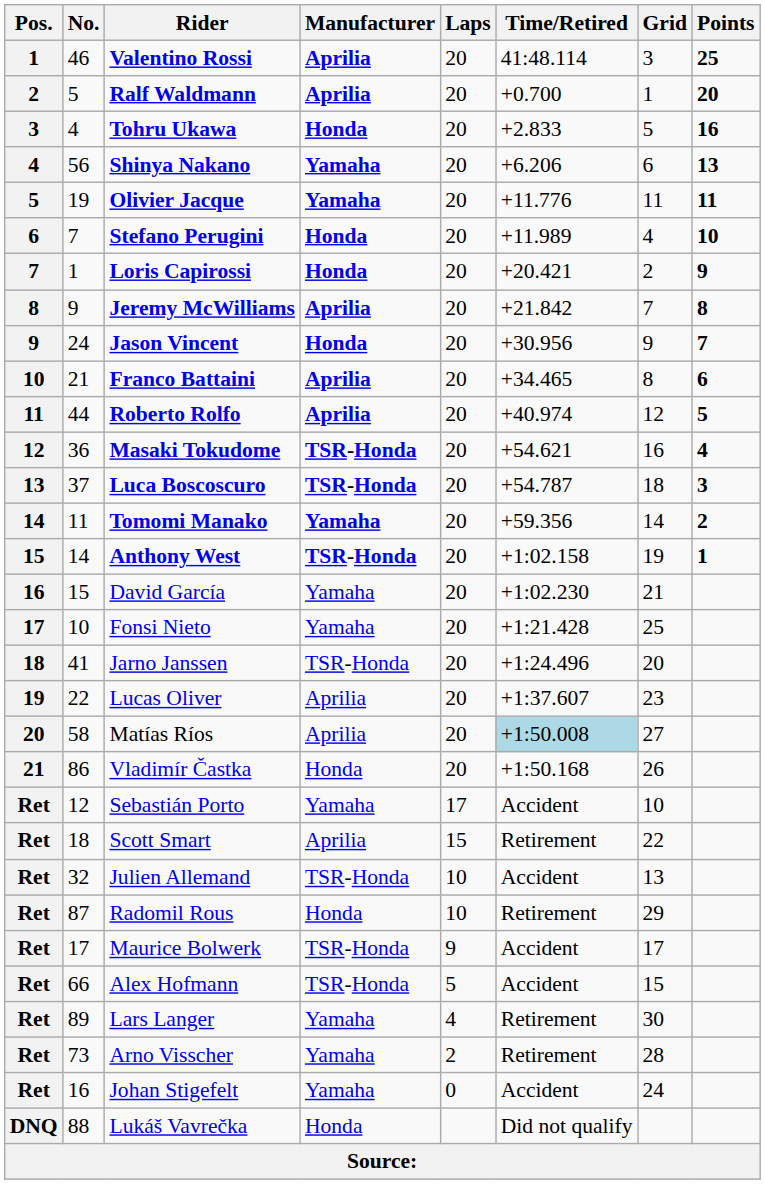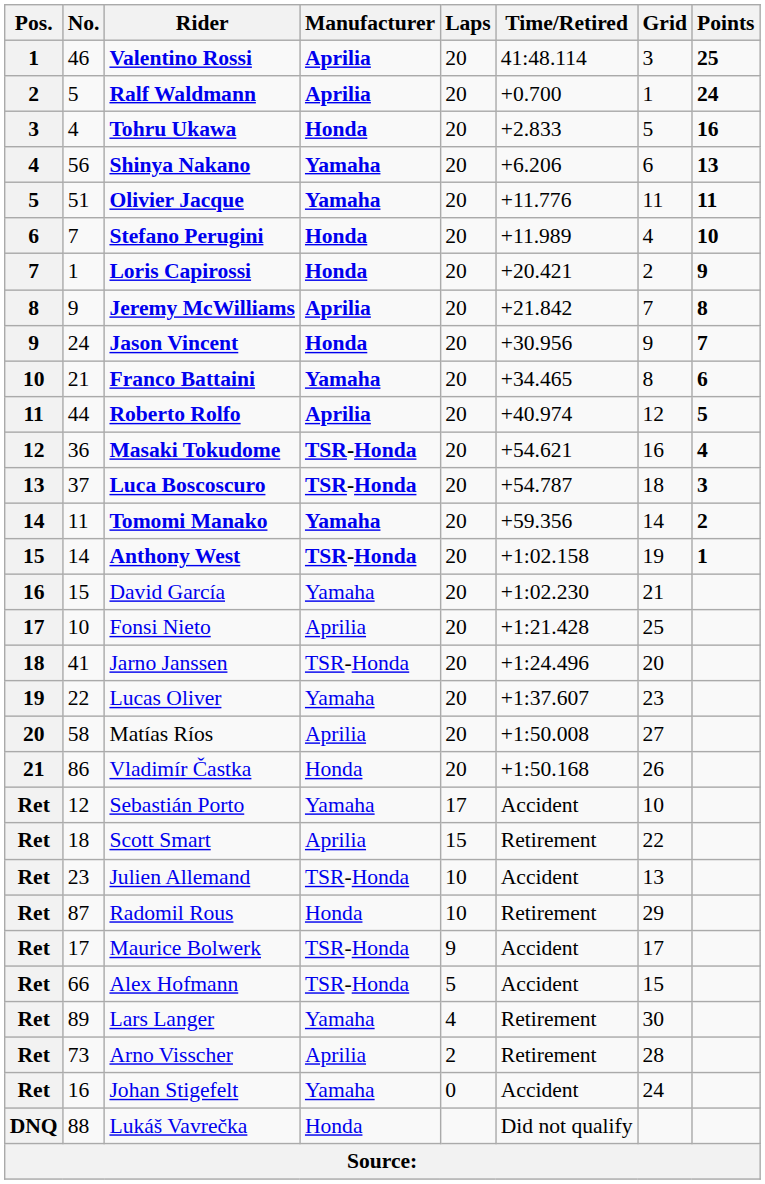(708, 93) 20 -> (708, 93) 24
(78, 200) 19 -> (78, 200) 51
(338, 378) Aprilia -> (343, 378) Yamaha
(340, 627) Yamaha -> (336, 627) Aprilia
(336, 698) Aprilia -> (340, 698) Yamaha
(545, 734) lightblue background -> (545, 734) no background
(78, 876) 32 -> (78, 876) 23
(340, 1054) Yamaha -> (336, 1054) Aprilia
